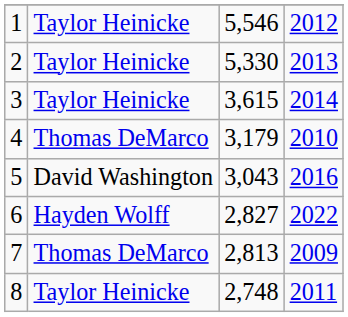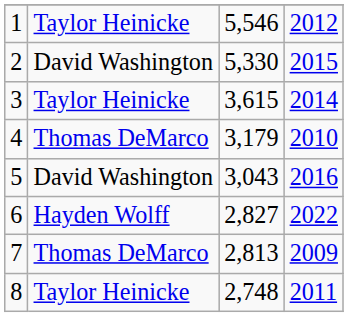(112, 61) Taylor Heinicke -> (123, 61) David Washington
(314, 61) 2013 -> (314, 61) 2015
